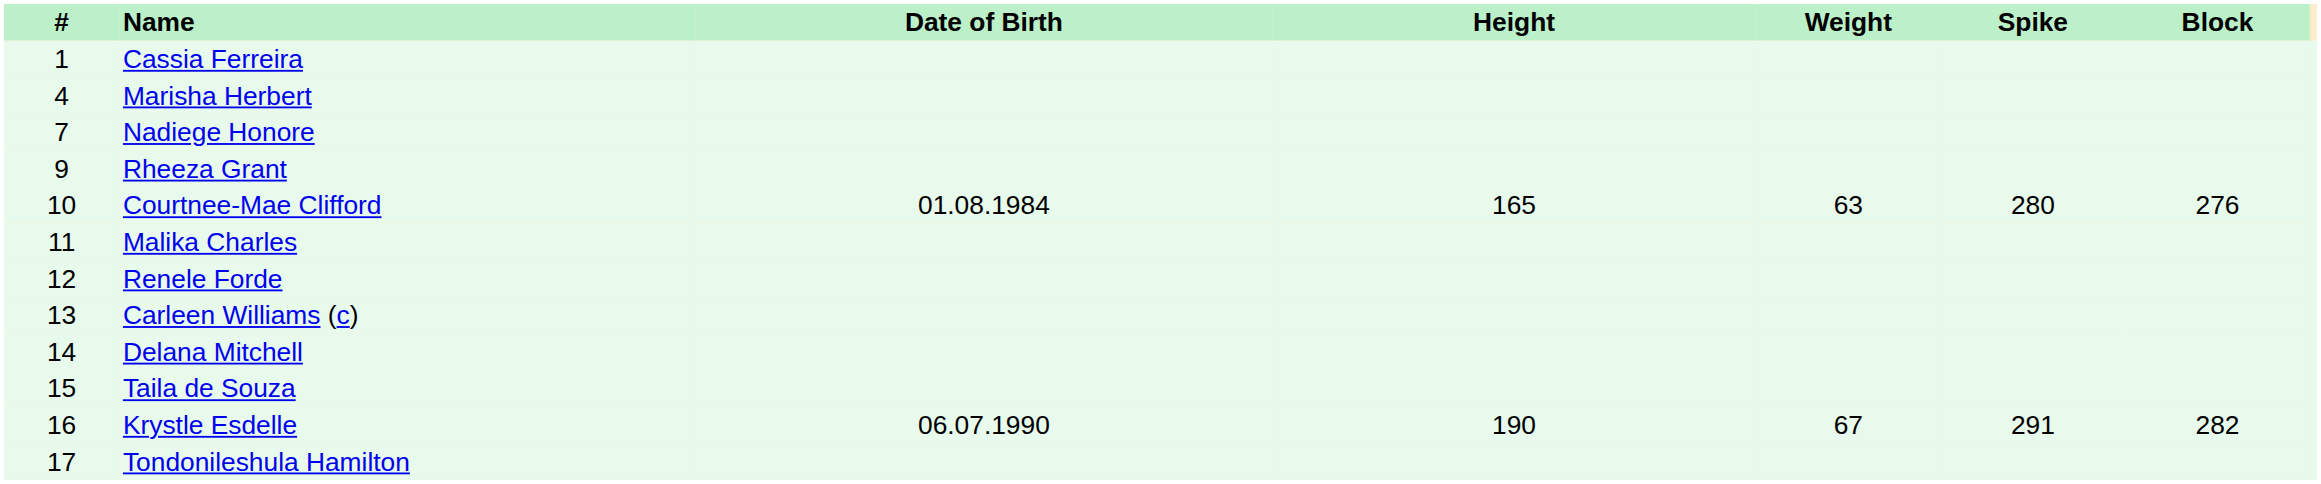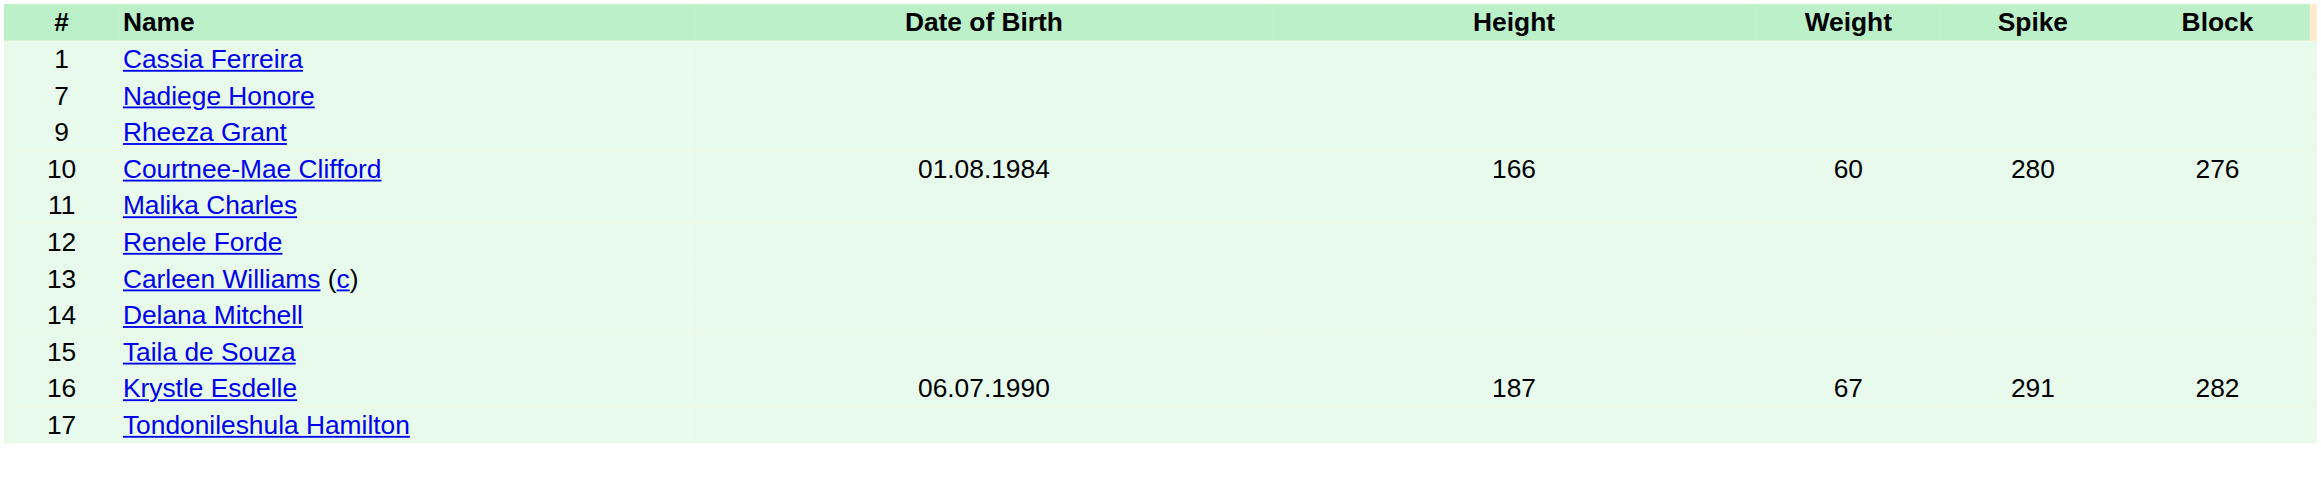- row: (217, 96)
(1514, 205) 165 -> (1514, 169) 166
(1848, 205) 63 -> (1848, 169) 60
(1514, 425) 190 -> (1514, 388) 187
